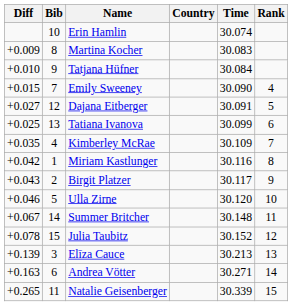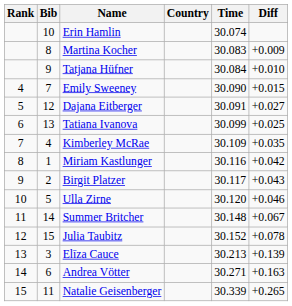columns swapped: (271, 13) <-> (23, 13)
